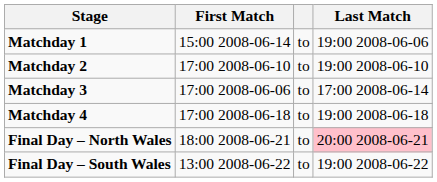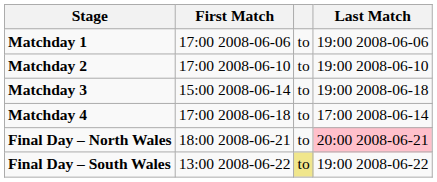(235, 41) 15:00 2008-06-14 -> (235, 41) 17:00 2008-06-06
(235, 90) 17:00 2008-06-06 -> (235, 90) 15:00 2008-06-14
(373, 90) 17:00 2008-06-14 -> (373, 90) 19:00 2008-06-18
(373, 115) 19:00 2008-06-18 -> (373, 115) 17:00 2008-06-14
(304, 164) no background -> (304, 164) khaki background
